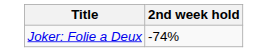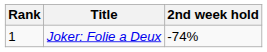+ column: (24, 15)
